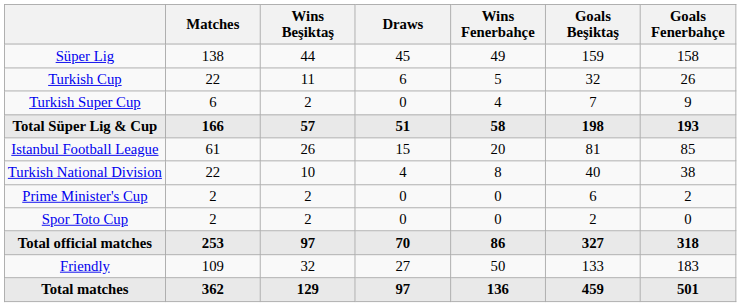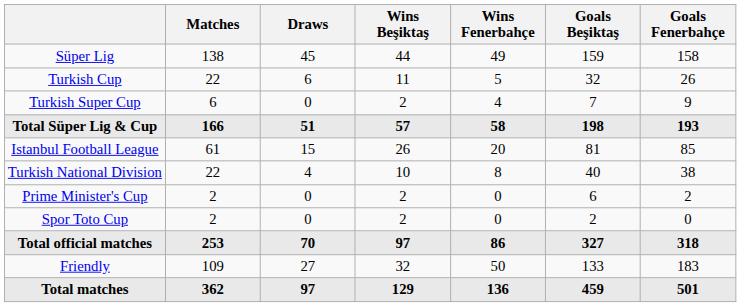columns swapped: (308, 24) <-> (403, 24)
